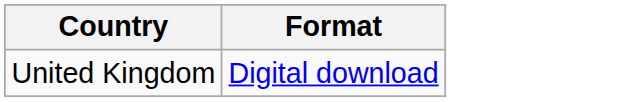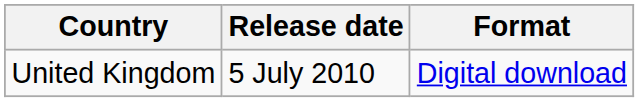+ column: (316, 27)
